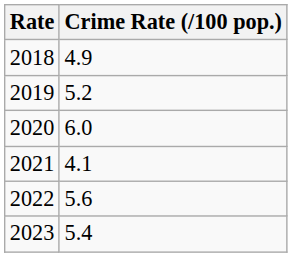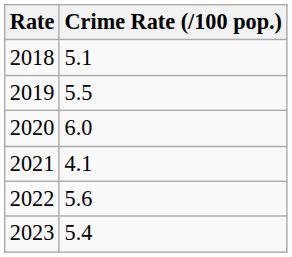(78, 57) 4.9 -> (78, 57) 5.1
(78, 92) 5.2 -> (78, 92) 5.5
